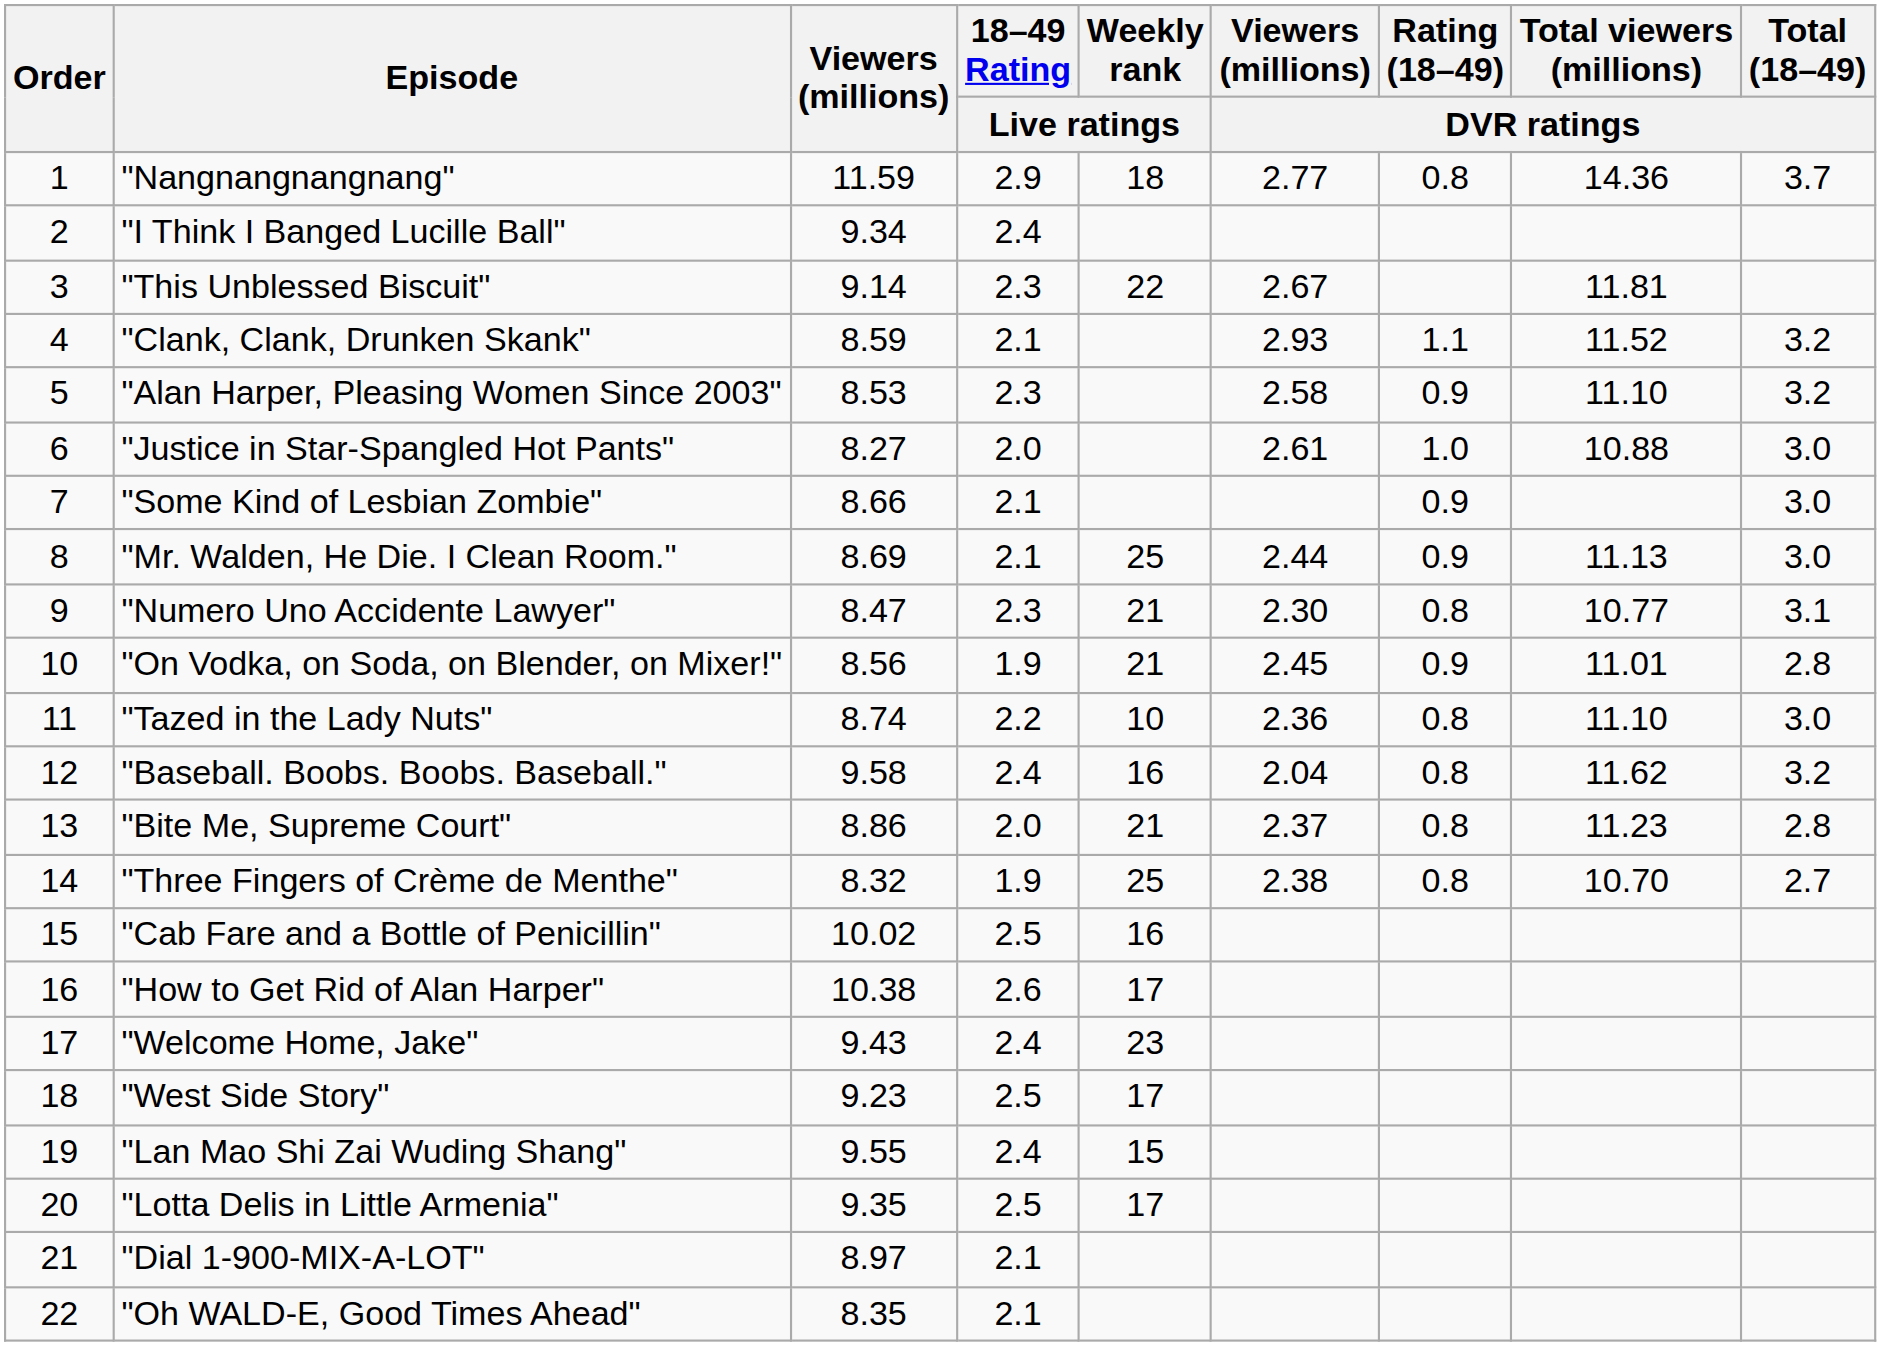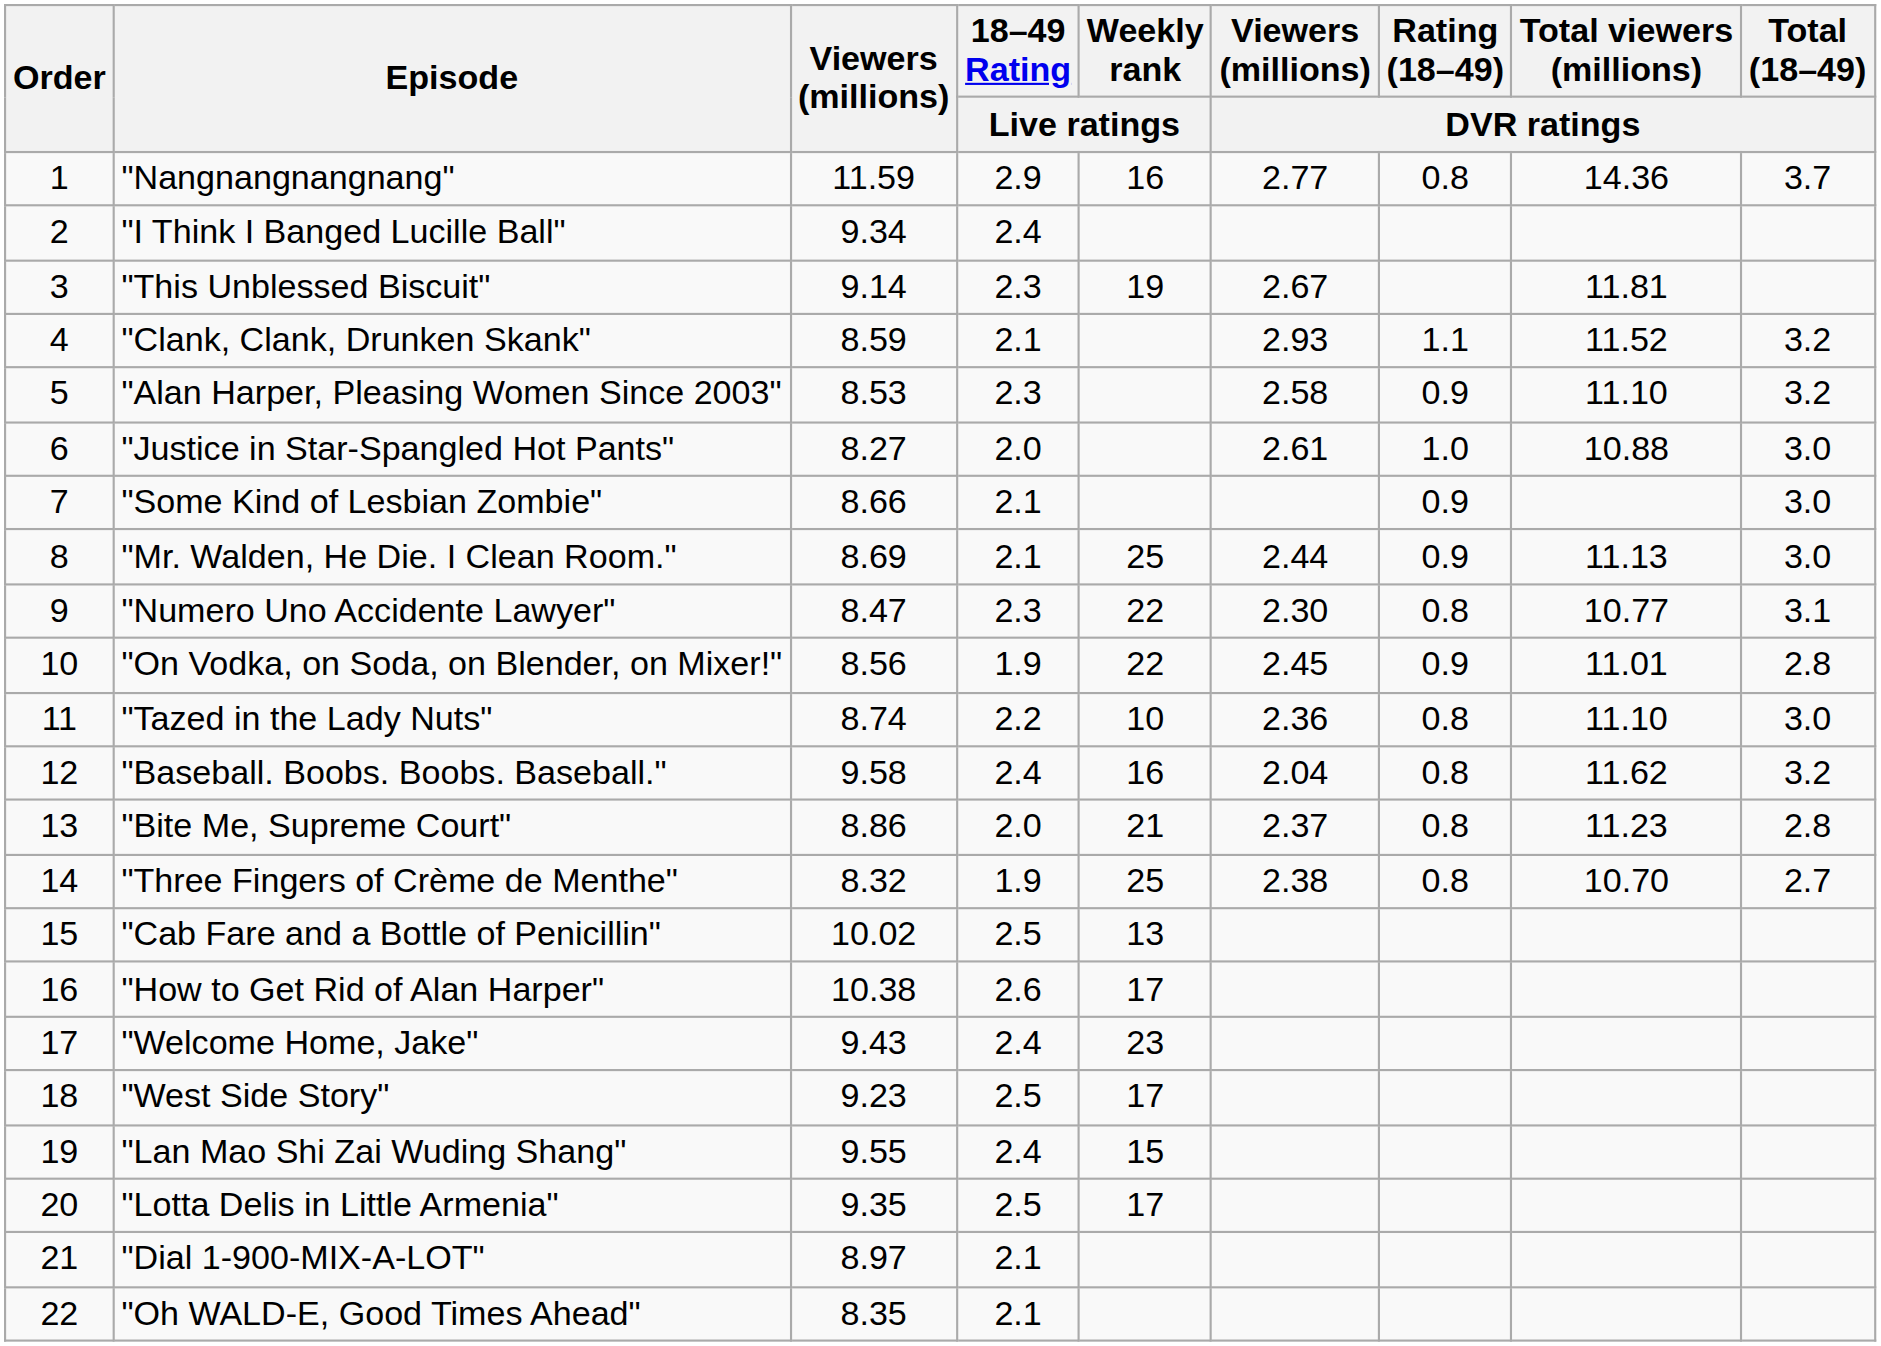(1145, 177) 18 -> (1145, 177) 16
(1145, 286) 22 -> (1145, 286) 19
(1145, 610) 21 -> (1145, 610) 22
(1145, 664) 21 -> (1145, 664) 22
(1145, 934) 16 -> (1145, 934) 13
